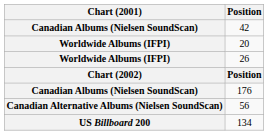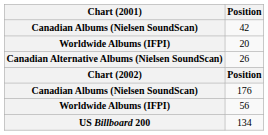(115, 59) Worldwide Albums (IFPI) -> (115, 59) Canadian Alternative Albums (Nielsen SoundScan)
(115, 106) Canadian Alternative Albums (Nielsen SoundScan) -> (115, 106) Worldwide Albums (IFPI)
